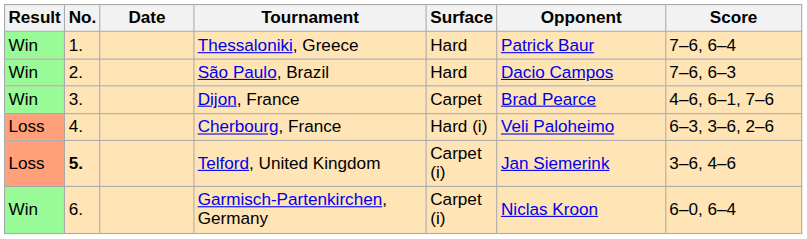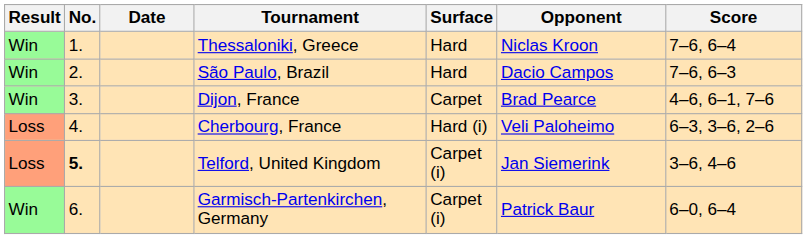(548, 45) Patrick Baur -> (549, 45) Niclas Kroon
(549, 209) Niclas Kroon -> (548, 209) Patrick Baur
